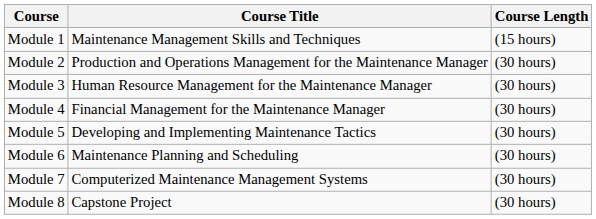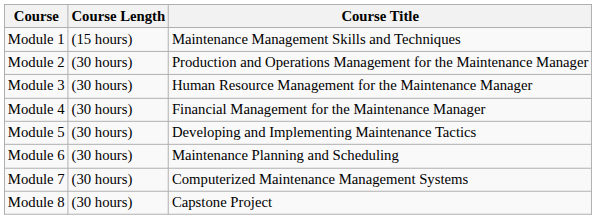columns swapped: (280, 16) <-> (542, 16)
